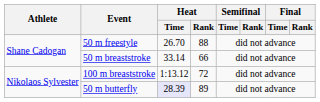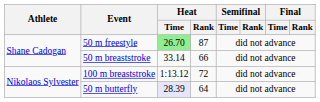(174, 43) no background -> (174, 43) lightgreen background
(203, 43) 88 -> (203, 43) 87
(203, 90) 89 -> (203, 90) 64
